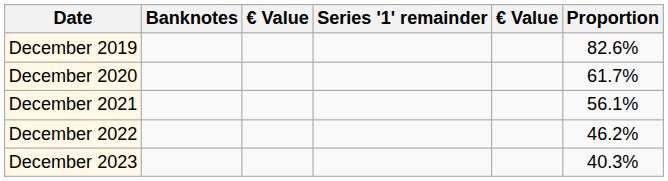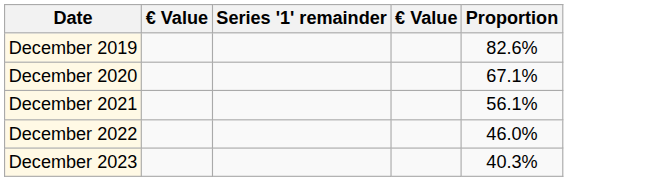- column: (192, 18)
(613, 76) 61.7% -> (512, 76) 67.1%
(613, 133) 46.2% -> (512, 133) 46.0%
